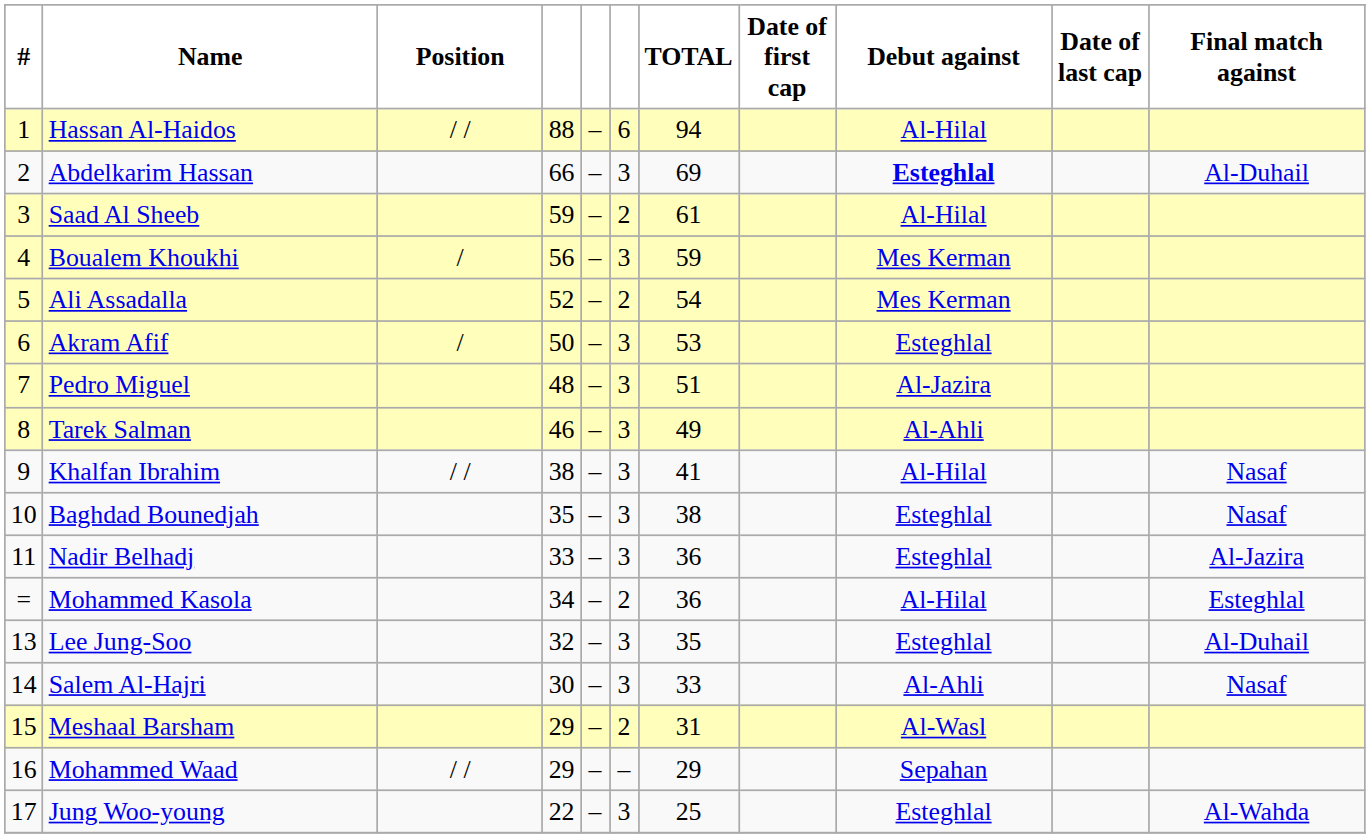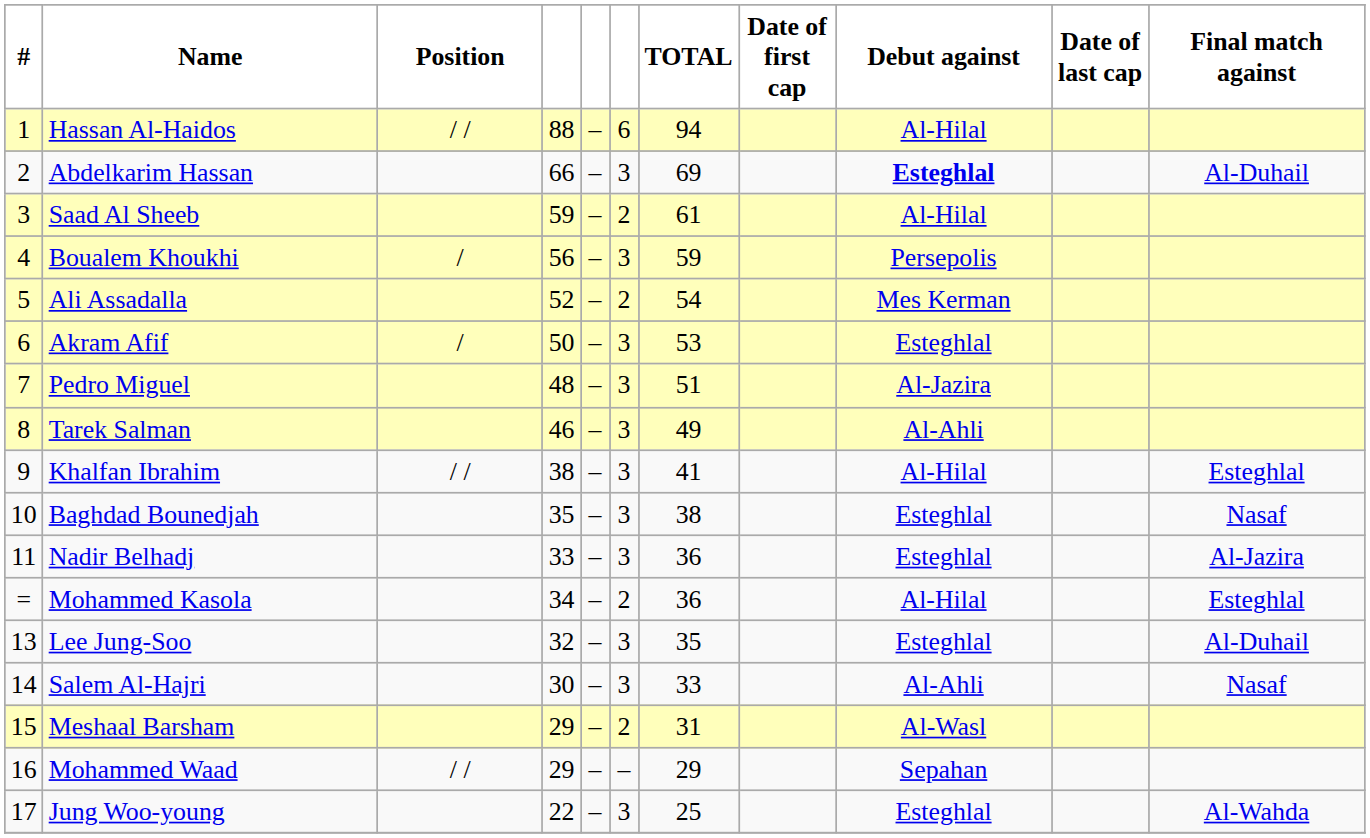(944, 257) Mes Kerman -> (944, 257) Persepolis
(1257, 470) Nasaf -> (1257, 470) Esteghlal
